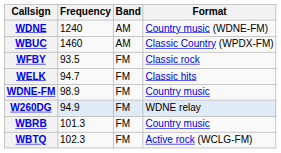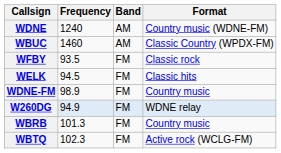(70, 76) 94.7 -> (70, 76) 94.5
